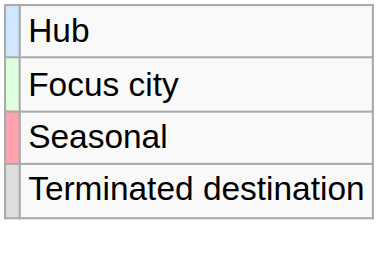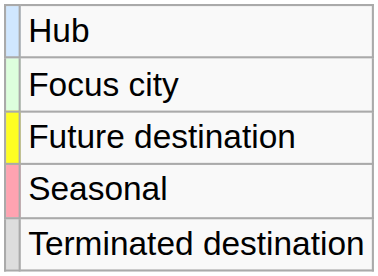+ row: (162, 137)
